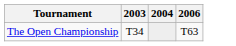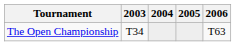+ column: (189, 13)
